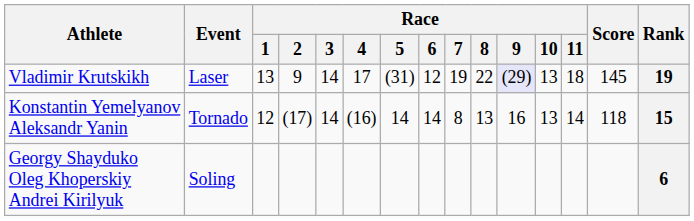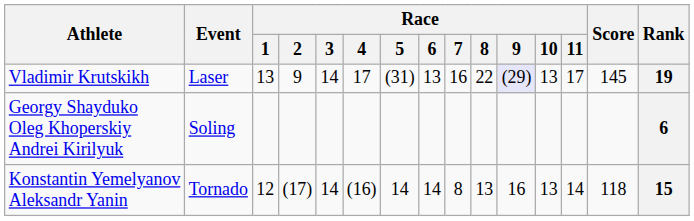(432, 78) 12 -> (432, 78) 13
(458, 78) 19 -> (458, 78) 16
(575, 78) 18 -> (575, 78) 17
rows swapped: (95, 118) <-> (73, 179)
